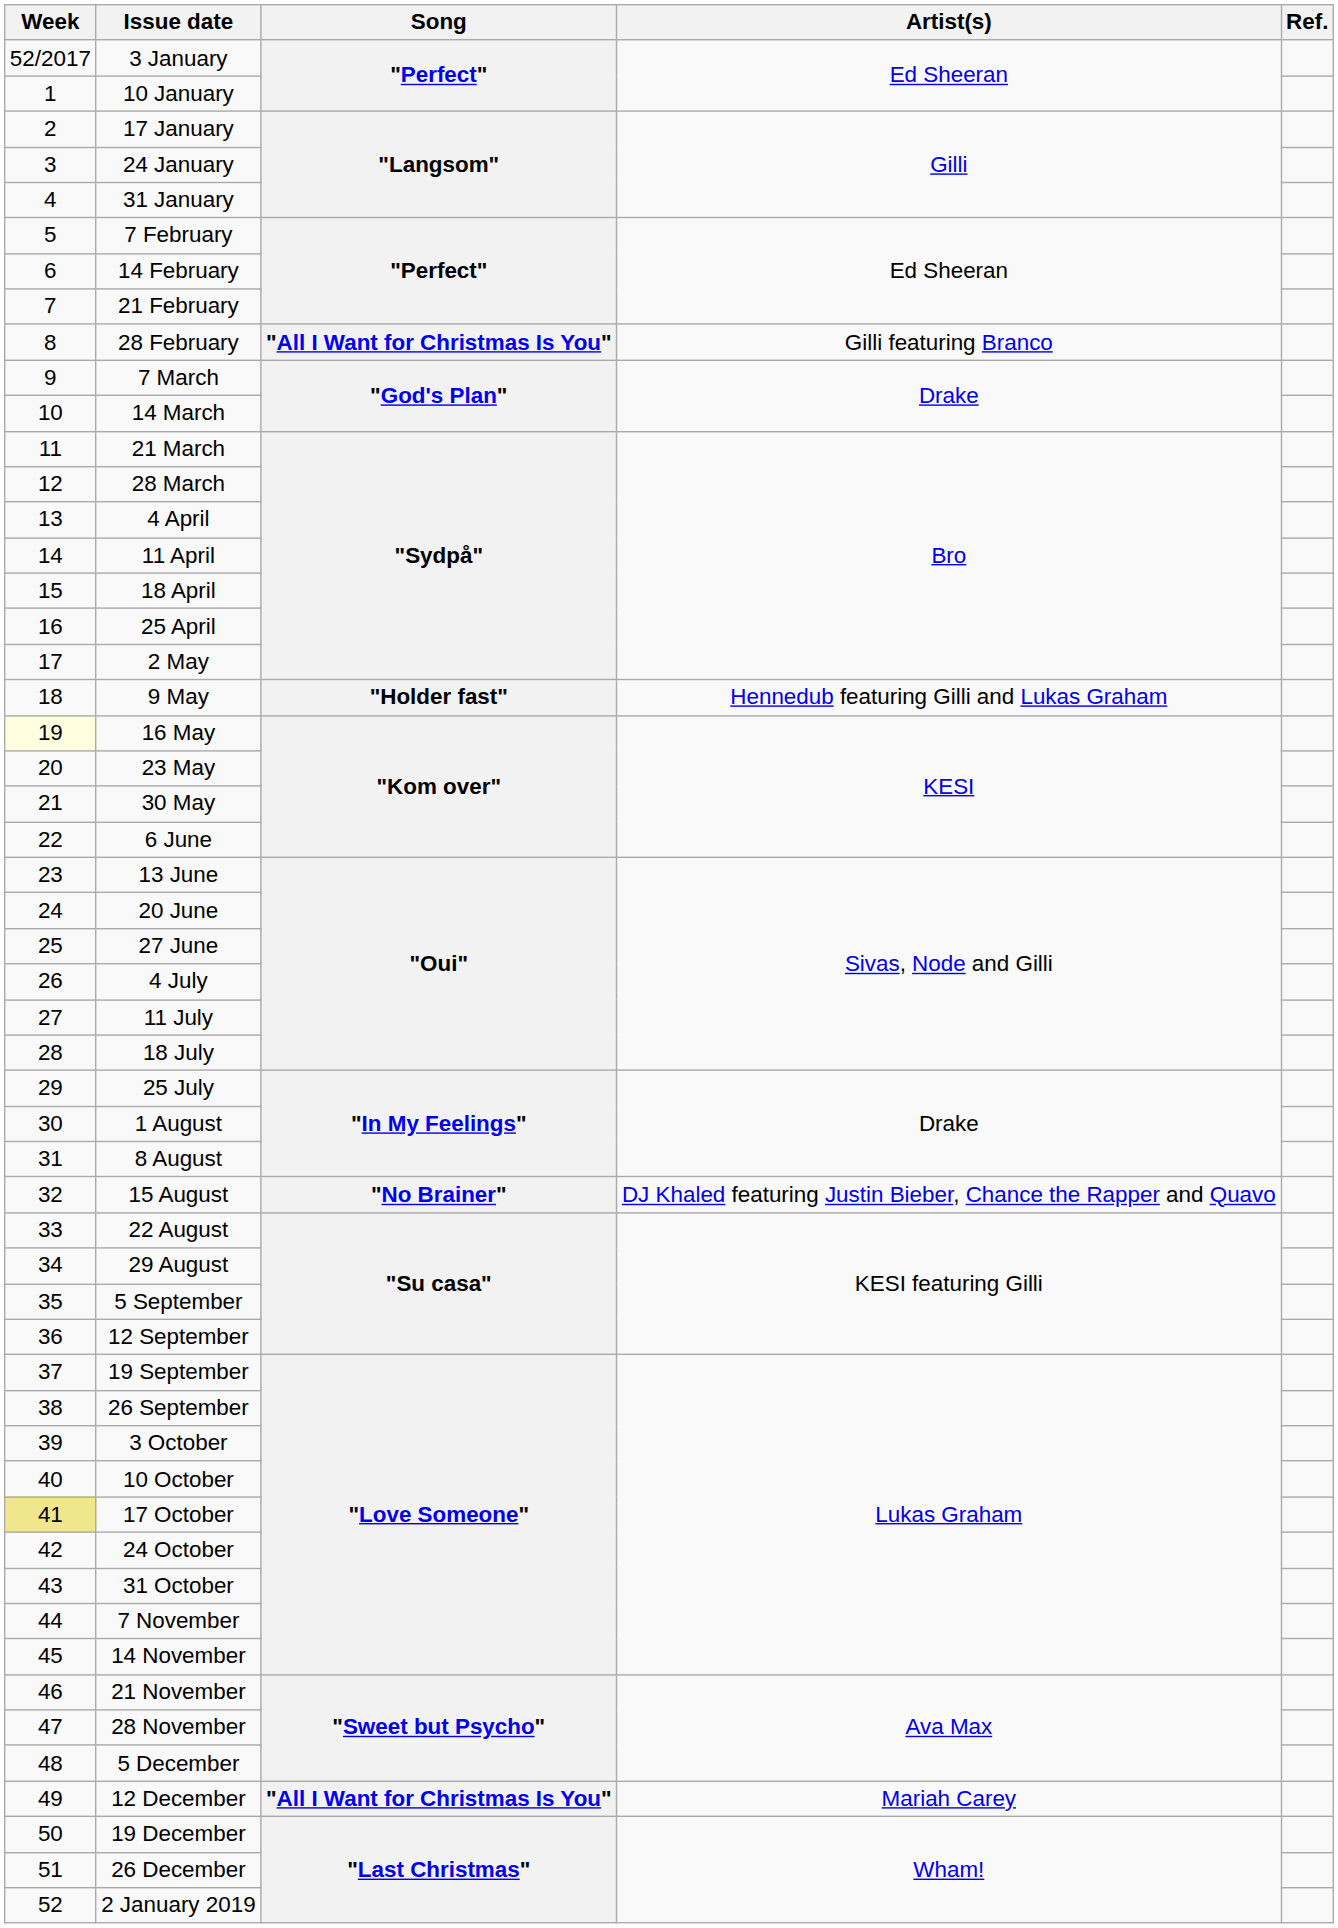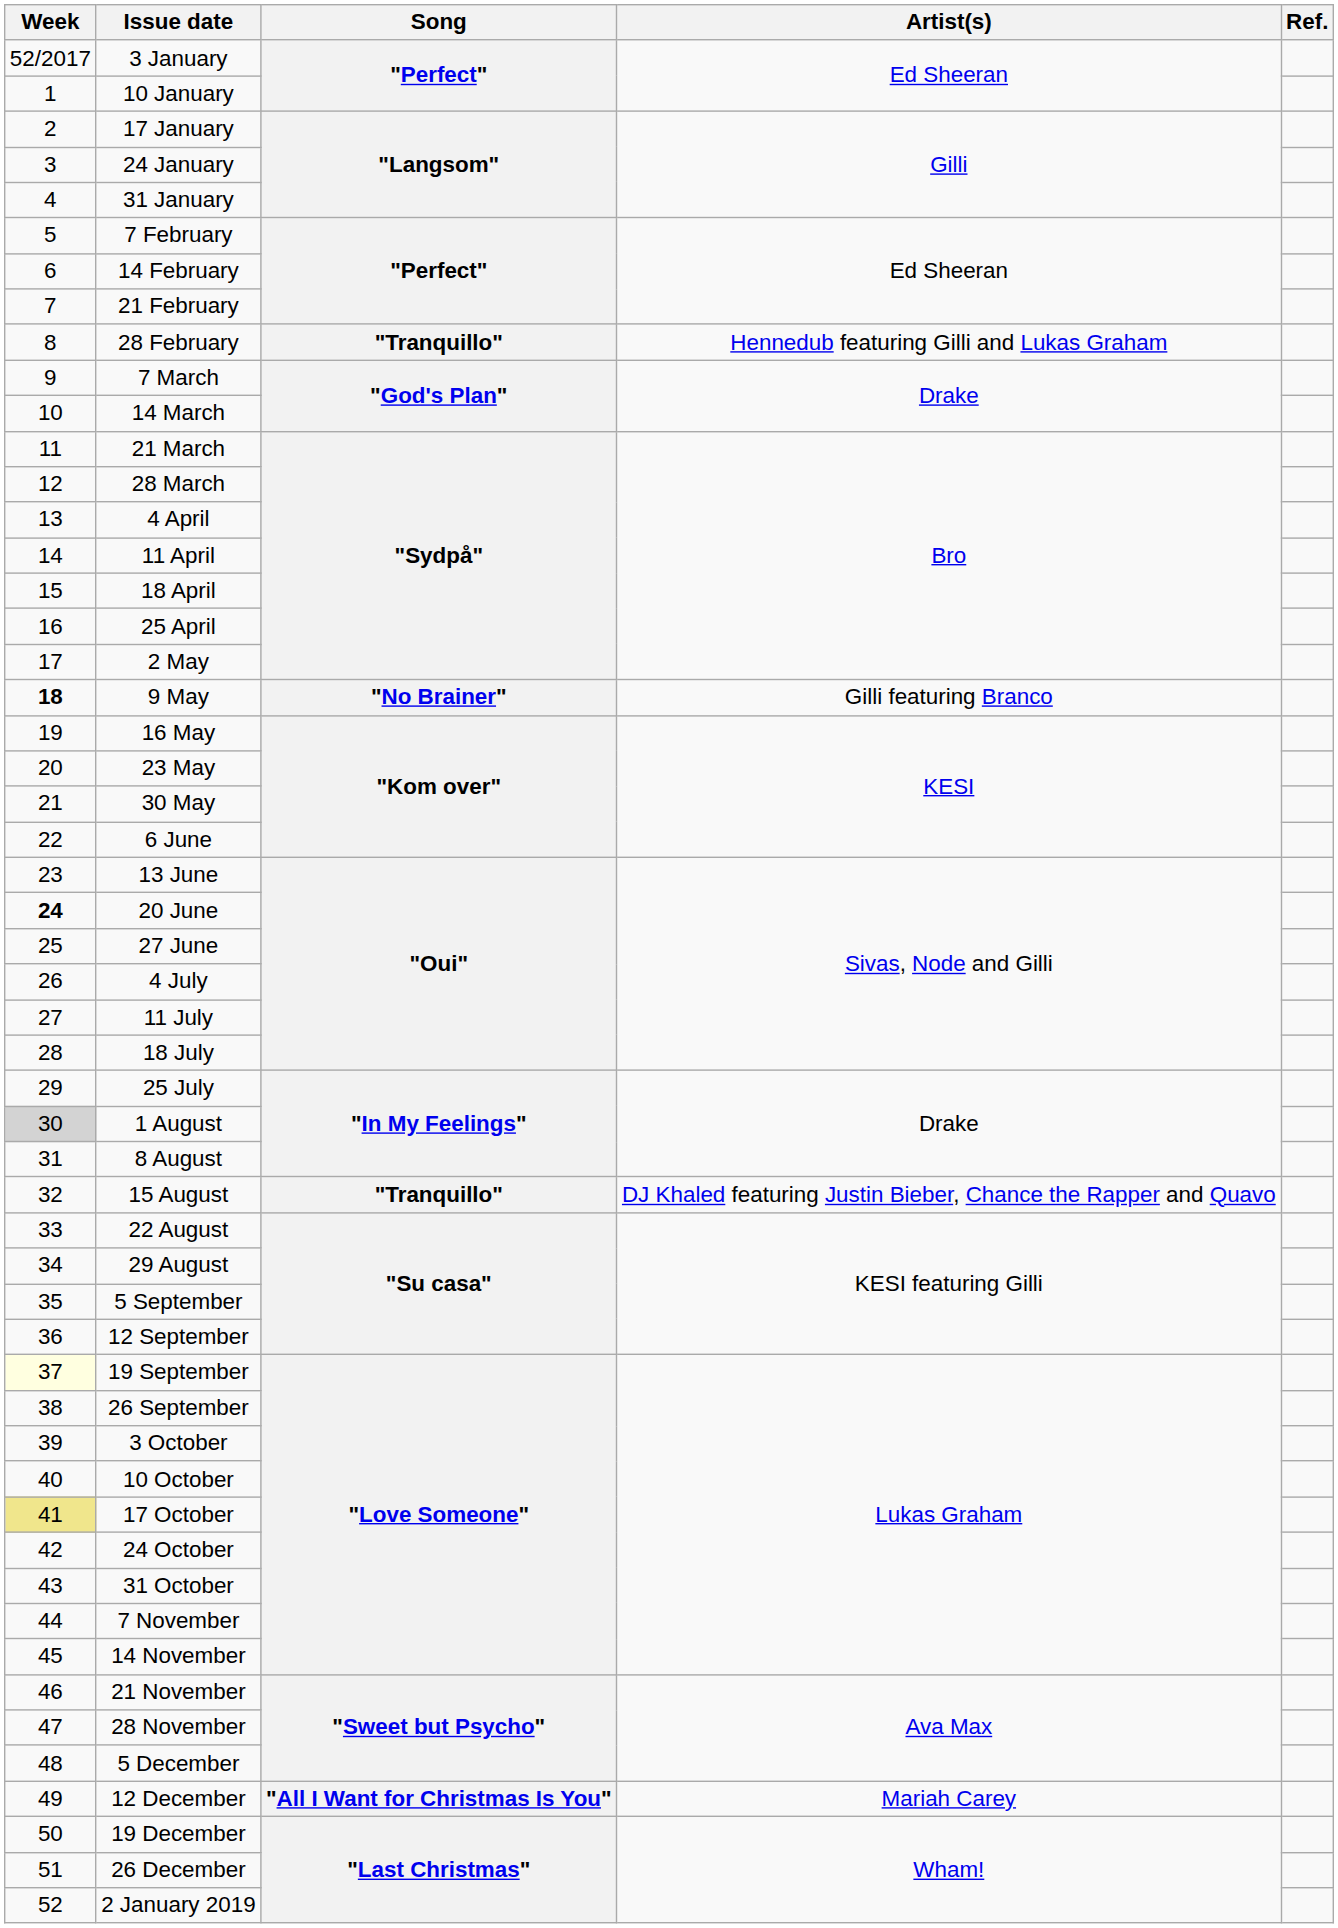(439, 341) "All I Want for Christmas Is You" -> (439, 341) "Tranquillo"
(949, 341) Gilli featuring Branco -> (949, 341) Hennedub featuring Gilli and Lukas Graham
(50, 697) normal -> (50, 697) bold
(439, 697) "Holder fast" -> (439, 697) "No Brainer"
(949, 697) Hennedub featuring Gilli and Lukas Graham -> (949, 697) Gilli featuring Branco
(50, 732) lightyellow background -> (50, 732) no background
(50, 910) normal -> (50, 910) bold
(50, 1123) no background -> (50, 1123) lightgrey background
(439, 1194) "No Brainer" -> (439, 1194) "Tranquillo"
(50, 1372) no background -> (50, 1372) lightyellow background
